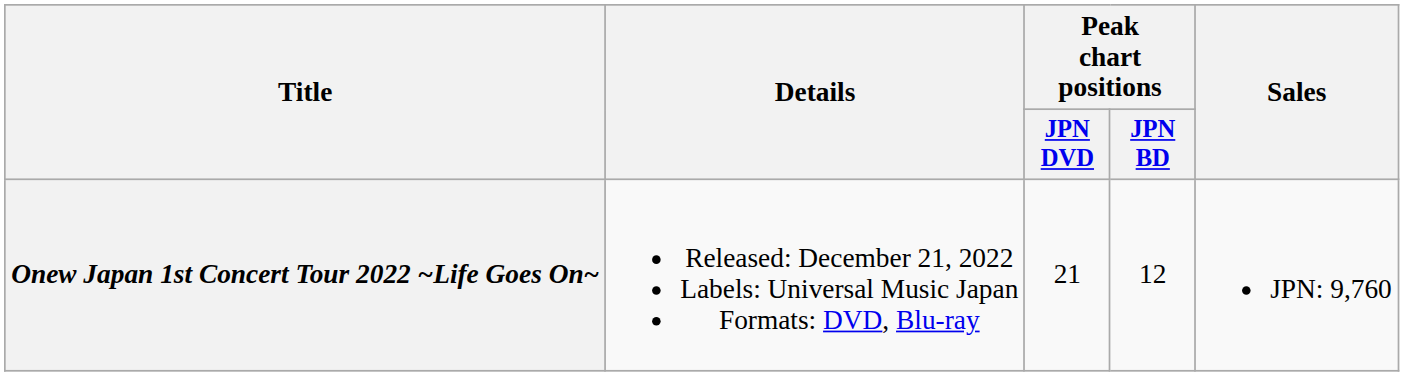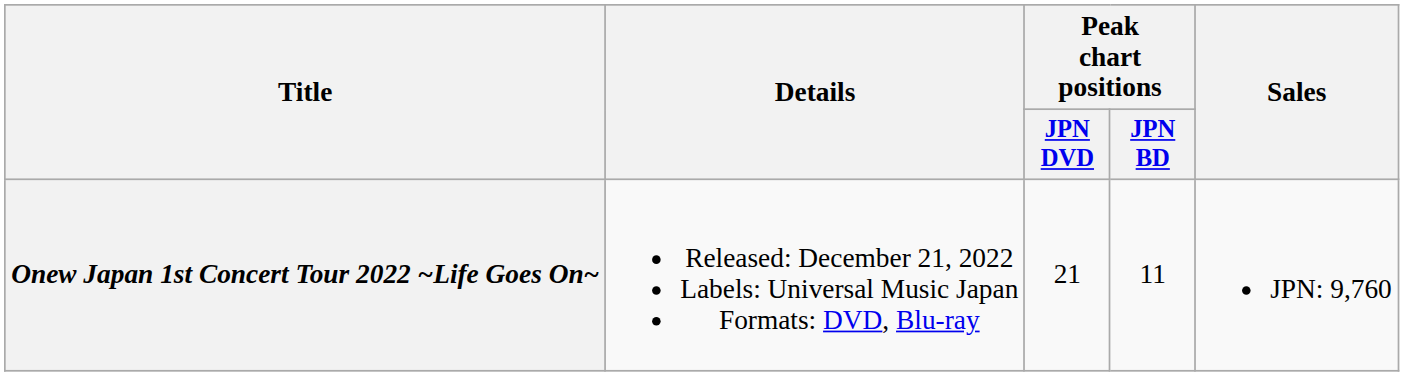(1153, 274) 12 -> (1153, 274) 11
